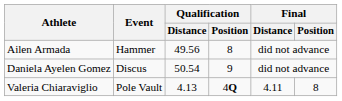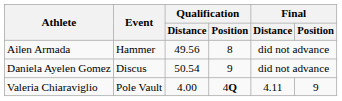(187, 87) 4.13 -> (187, 87) 4.00
(316, 87) 8 -> (316, 87) 9
